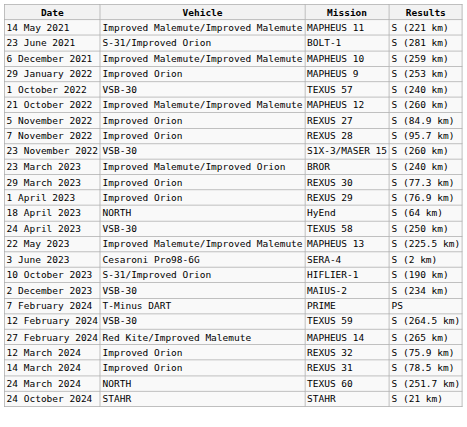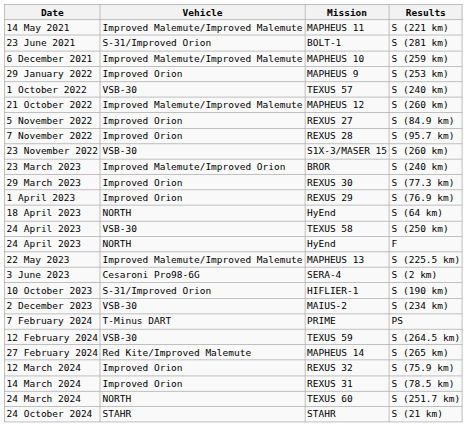+ row: (44, 244)
